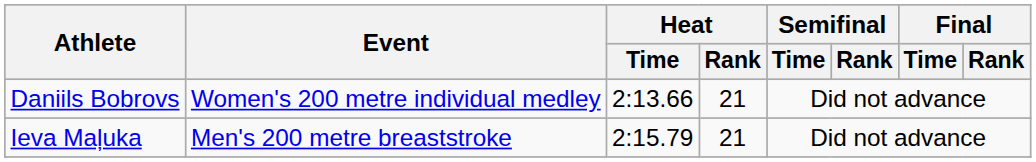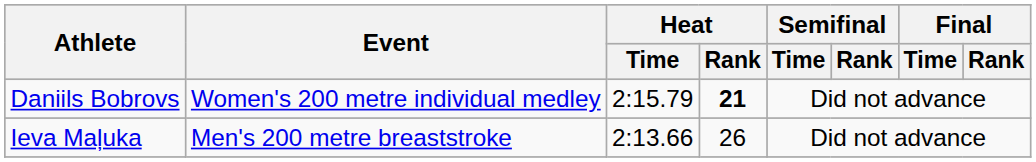(653, 99) 2:13.66 -> (653, 99) 2:15.79
(733, 99) normal -> (733, 99) bold
(653, 138) 2:15.79 -> (653, 138) 2:13.66
(733, 138) 21 -> (733, 138) 26
